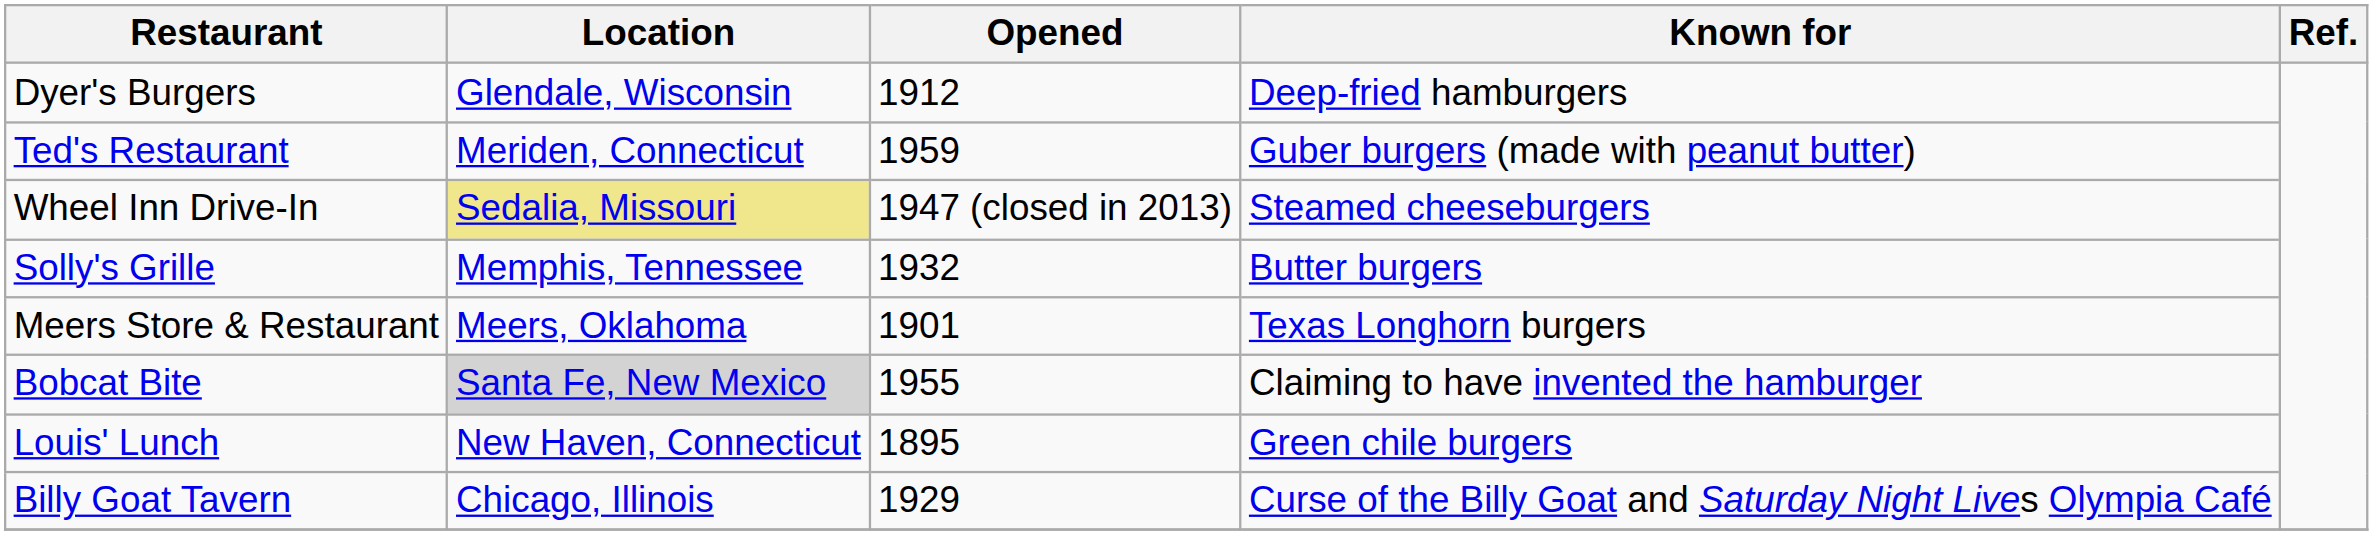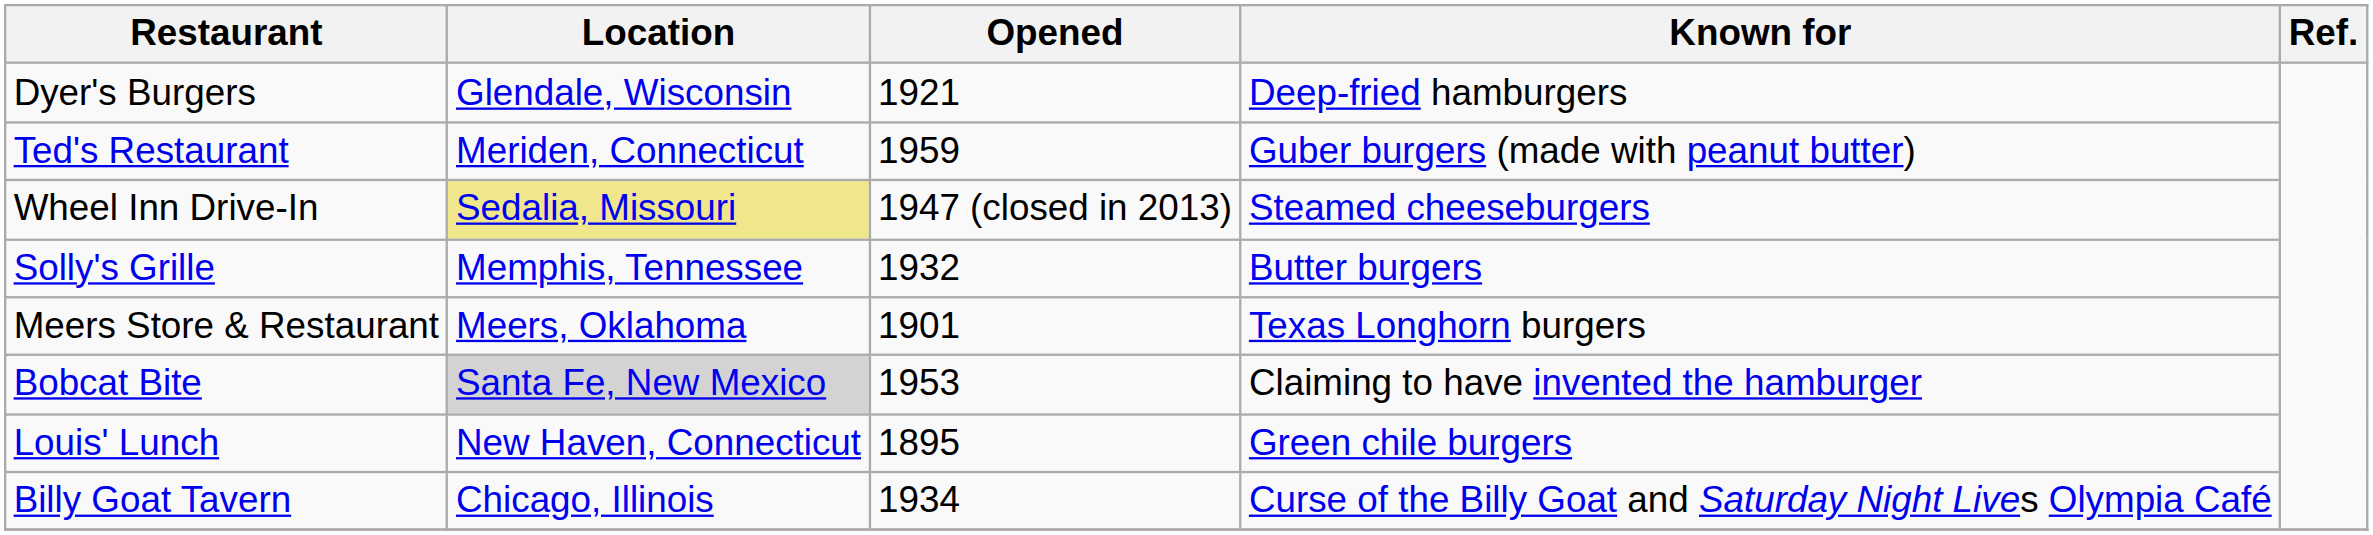(919, 92) 1912 -> (919, 92) 1921
(919, 383) 1955 -> (919, 383) 1953
(919, 500) 1929 -> (919, 500) 1934
